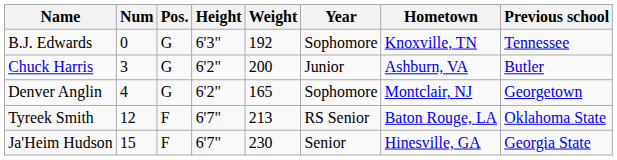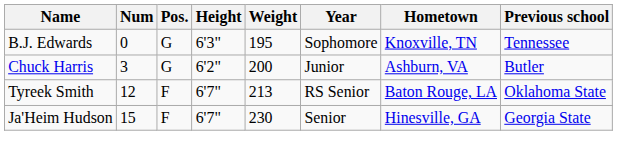(261, 42) 192 -> (261, 42) 195
- row: (55, 92)
